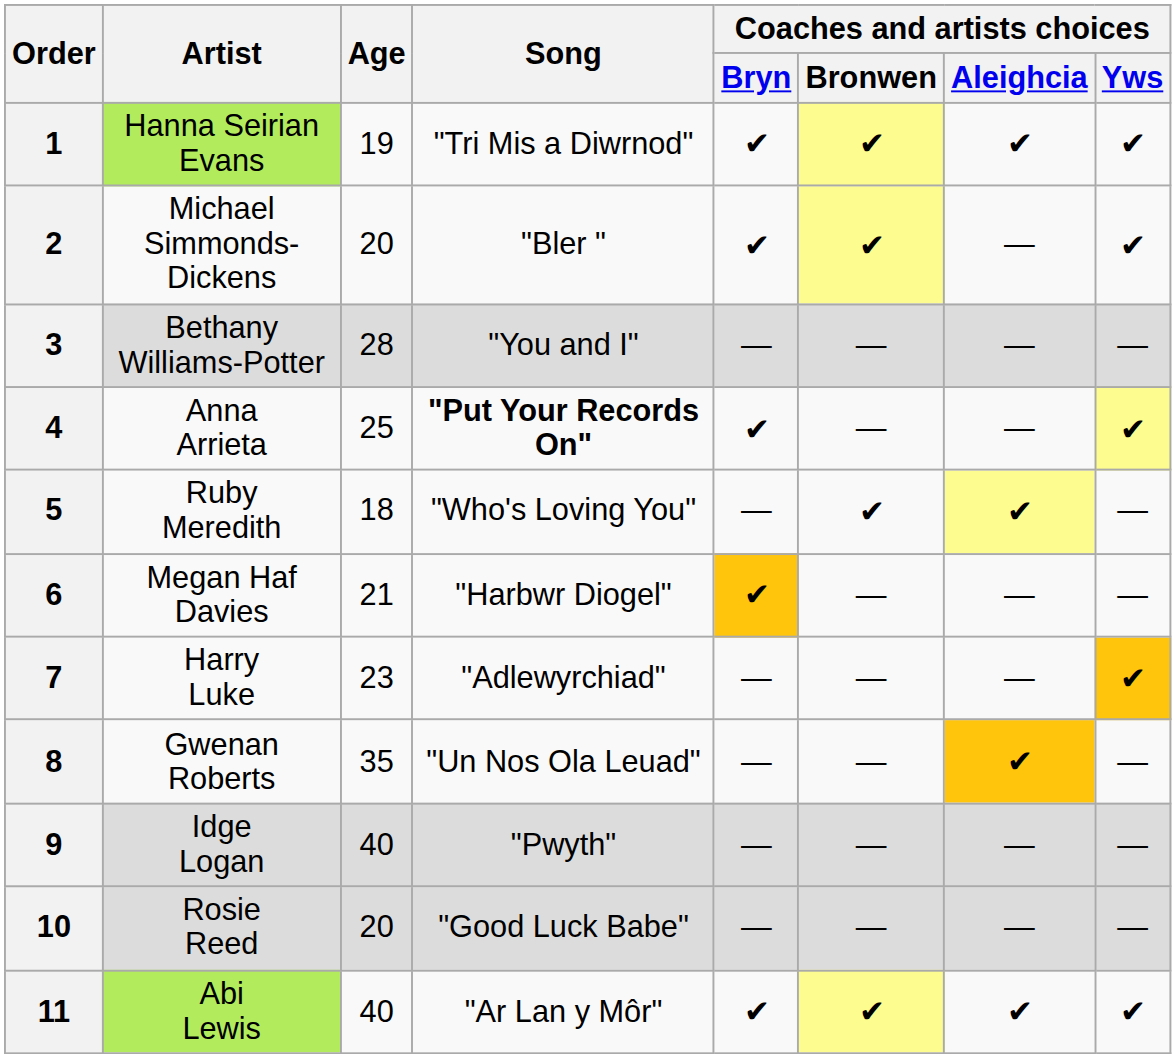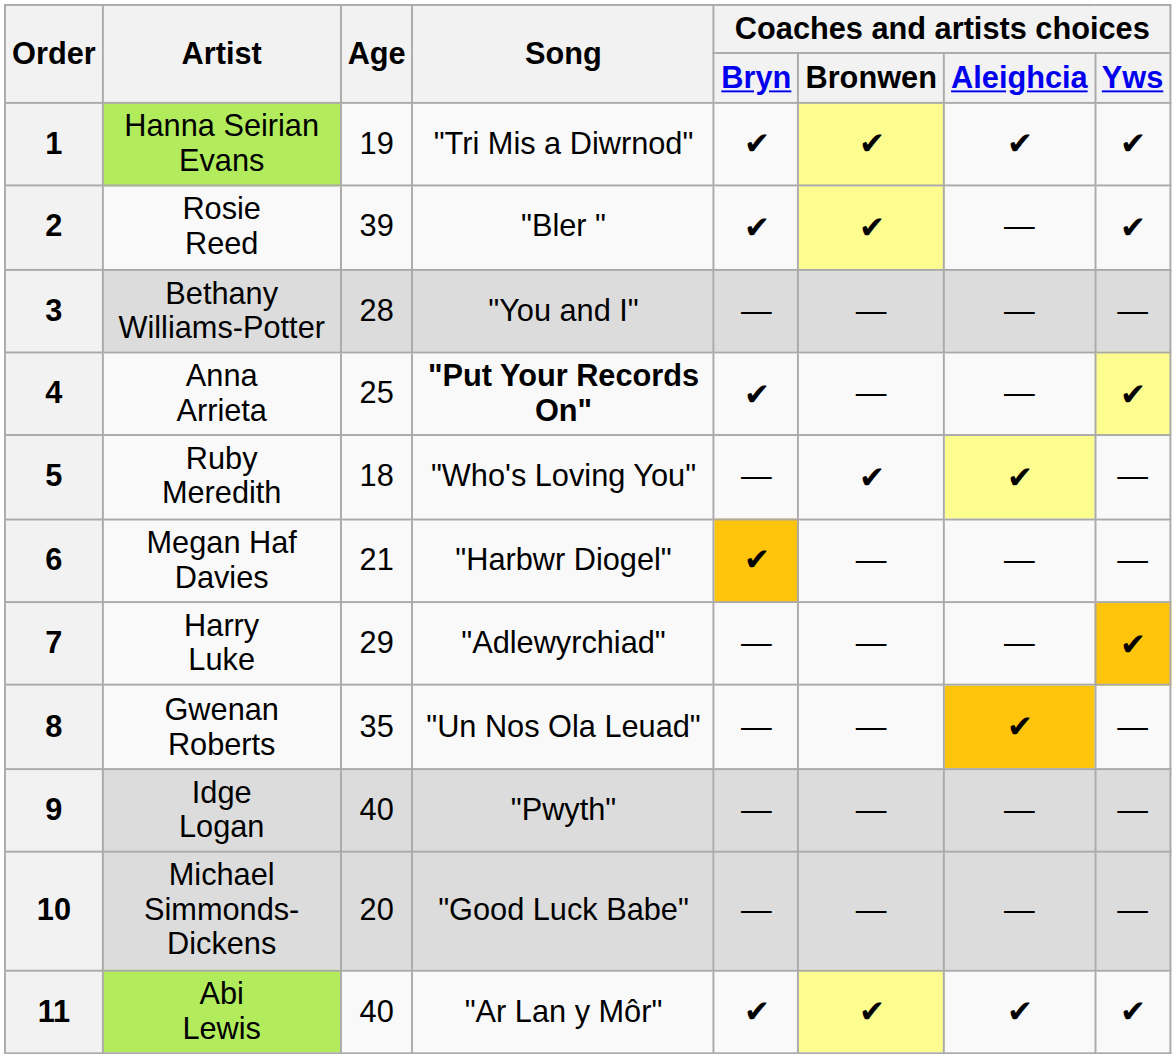(222, 244) Michael Simmonds-Dickens -> (222, 226) Rosie Reed
(377, 244) 20 -> (377, 226) 39
(377, 677) 23 -> (377, 643) 29
(222, 927) Rosie Reed -> (222, 910) Michael Simmonds-Dickens
